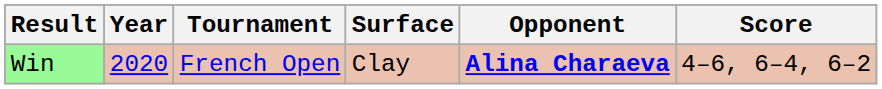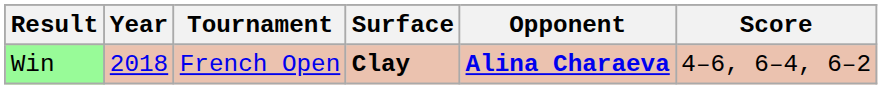(139, 64) 2020 -> (139, 64) 2018
(381, 64) normal -> (381, 64) bold
